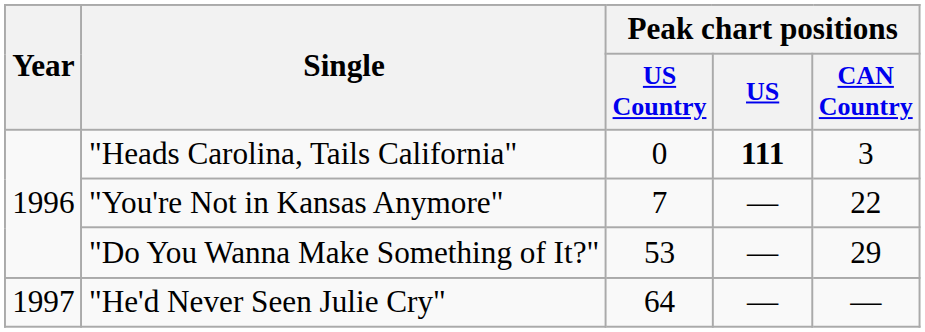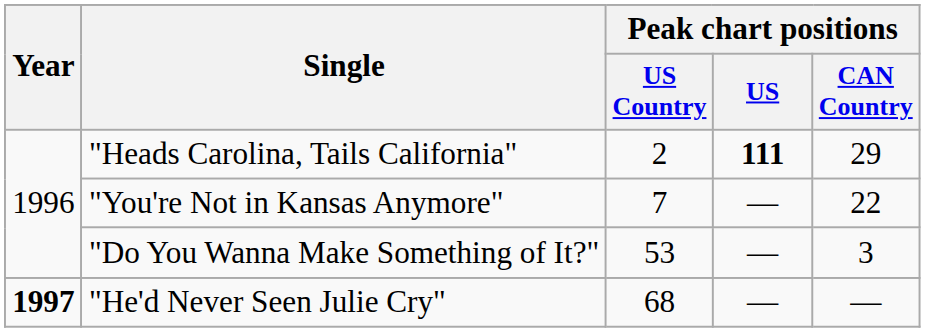(660, 153) 0 -> (660, 153) 2
(866, 153) 3 -> (866, 153) 29
(866, 252) 29 -> (866, 252) 3
(43, 301) normal -> (43, 301) bold
(660, 301) 64 -> (660, 301) 68
